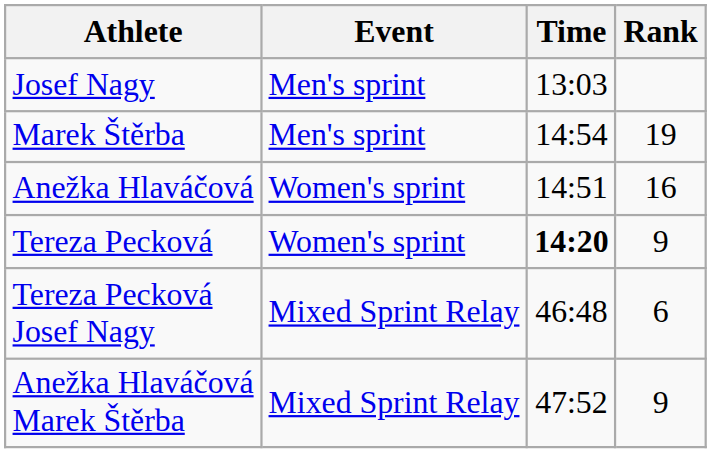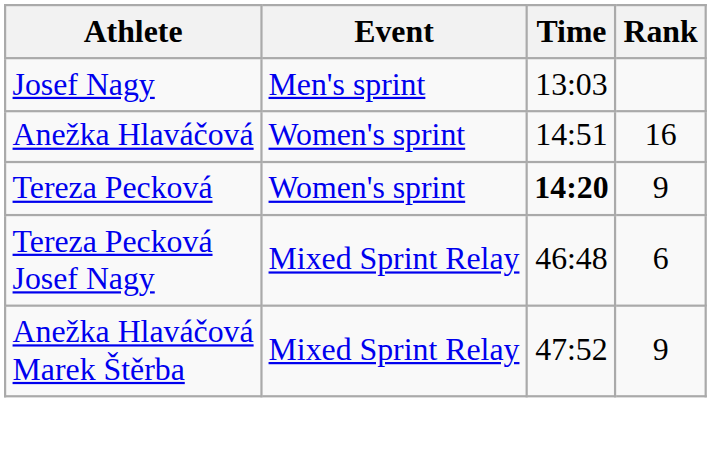- row: (99, 136)
